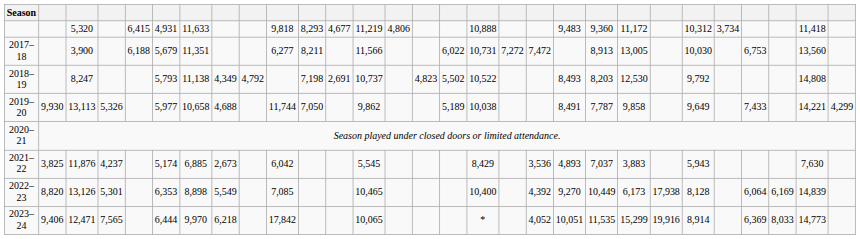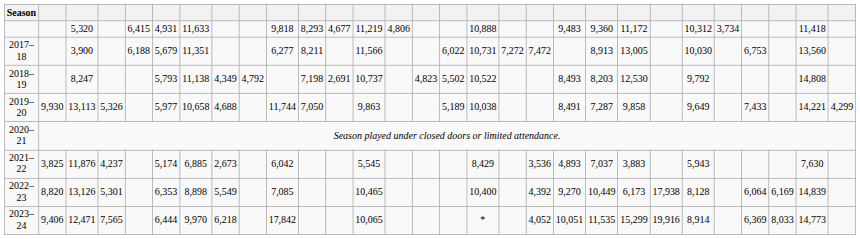(369, 107) 9,862 -> (369, 107) 9,863
(602, 107) 7,787 -> (602, 107) 7,287
